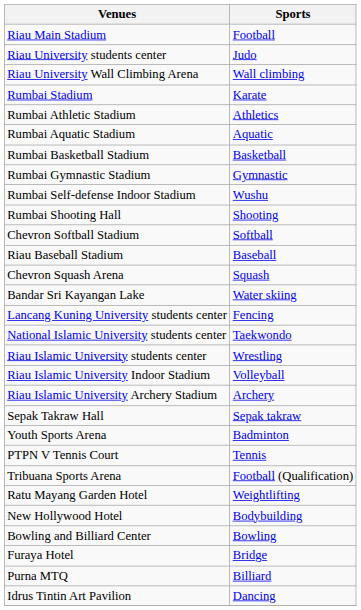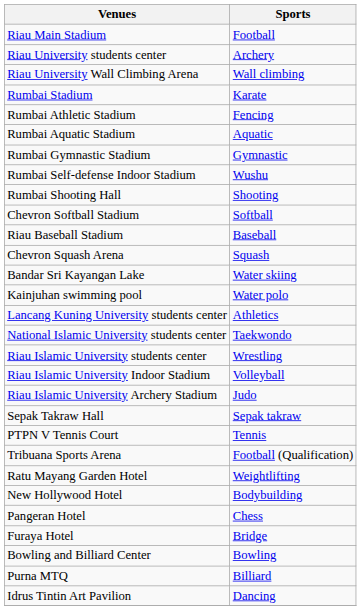(245, 54) Judo -> (253, 54) Archery
(256, 114) Athletics -> (253, 114) Fencing
- row: (78, 154)
+ row: (75, 295)
(253, 315) Fencing -> (256, 315) Athletics
(253, 395) Archery -> (245, 395) Judo
- row: (57, 435)
+ row: (46, 515)
rows swapped: (40, 555) <-> (79, 535)
